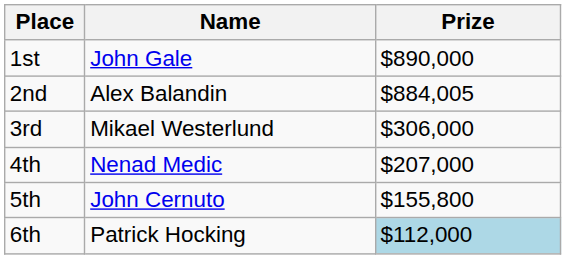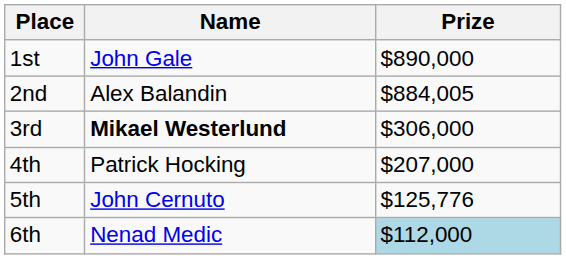(182, 128) normal -> (188, 128) bold
(156, 164) Nenad Medic -> (168, 164) Patrick Hocking
(427, 199) $155,800 -> (427, 199) $125,776
(168, 235) Patrick Hocking -> (156, 235) Nenad Medic
